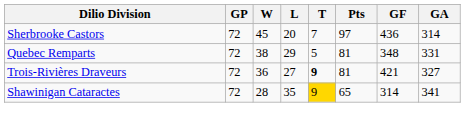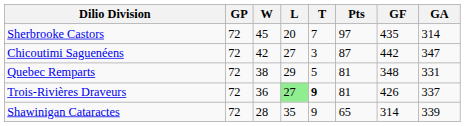(389, 33) 436 -> (389, 33) 435
+ row: (66, 53)
(290, 72) no background -> (290, 92) lightgreen background
(389, 72) 421 -> (389, 92) 426
(431, 72) 327 -> (431, 92) 337
(314, 92) gold background -> (314, 111) no background
(431, 92) 341 -> (431, 111) 339
